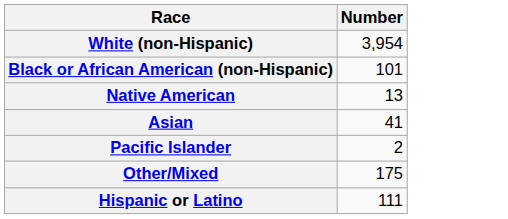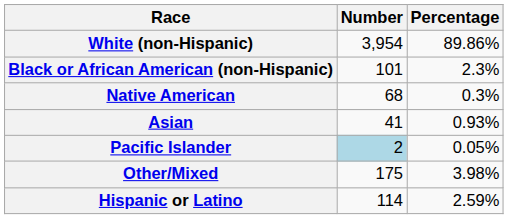+ column: (455, 17)
(394, 95) 13 -> (394, 95) 68
(398, 148) no background -> (398, 148) lightblue background
(390, 200) 111 -> (390, 200) 114
